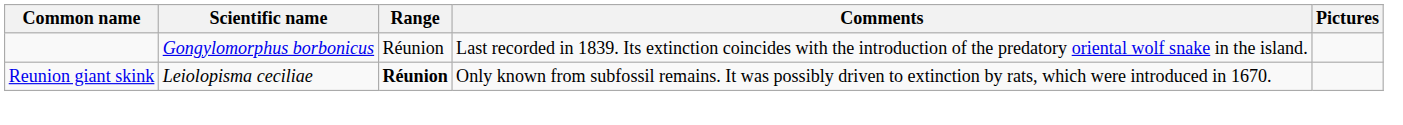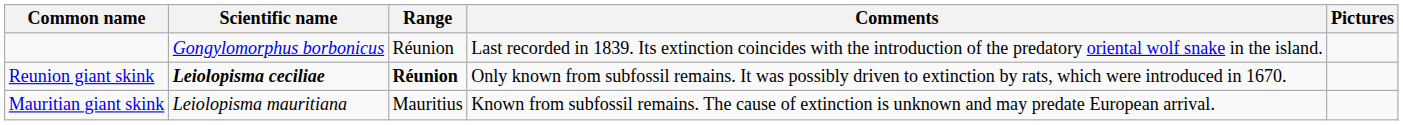(238, 76) normal -> (249, 76) bold
+ row: (87, 104)
